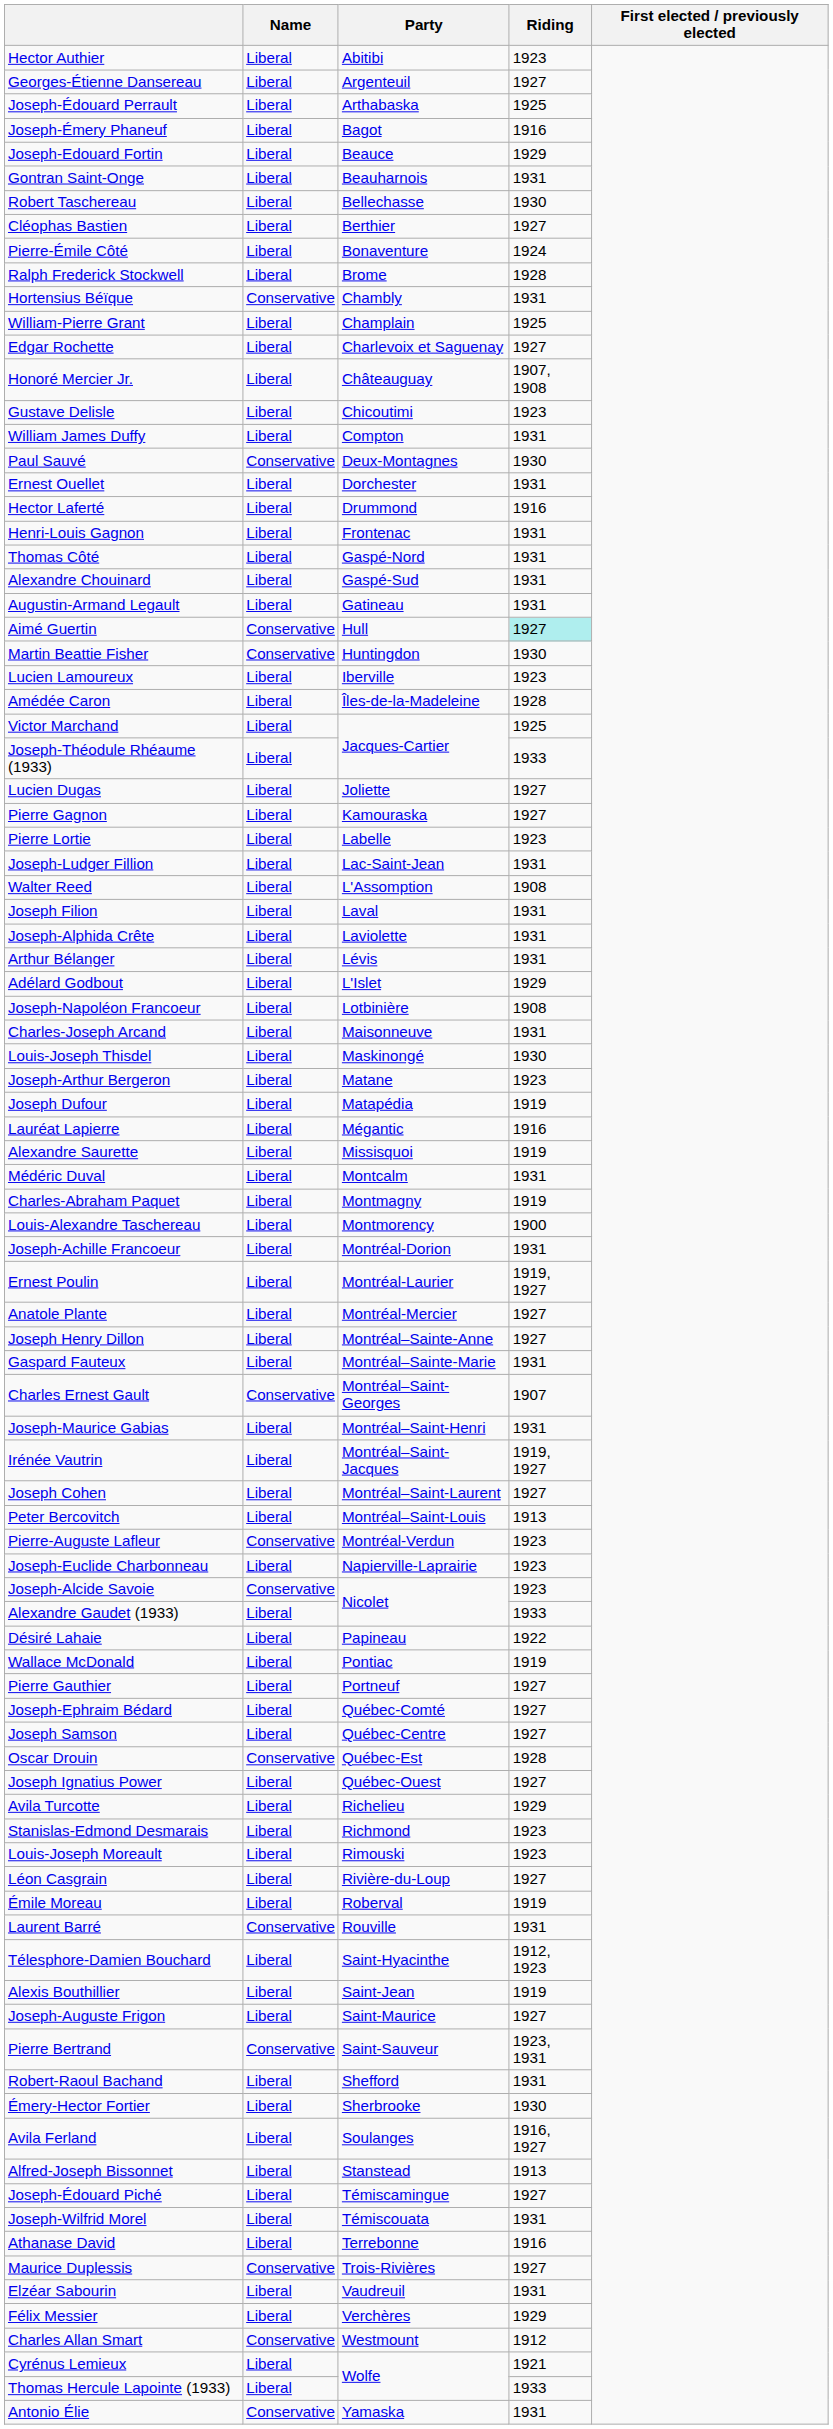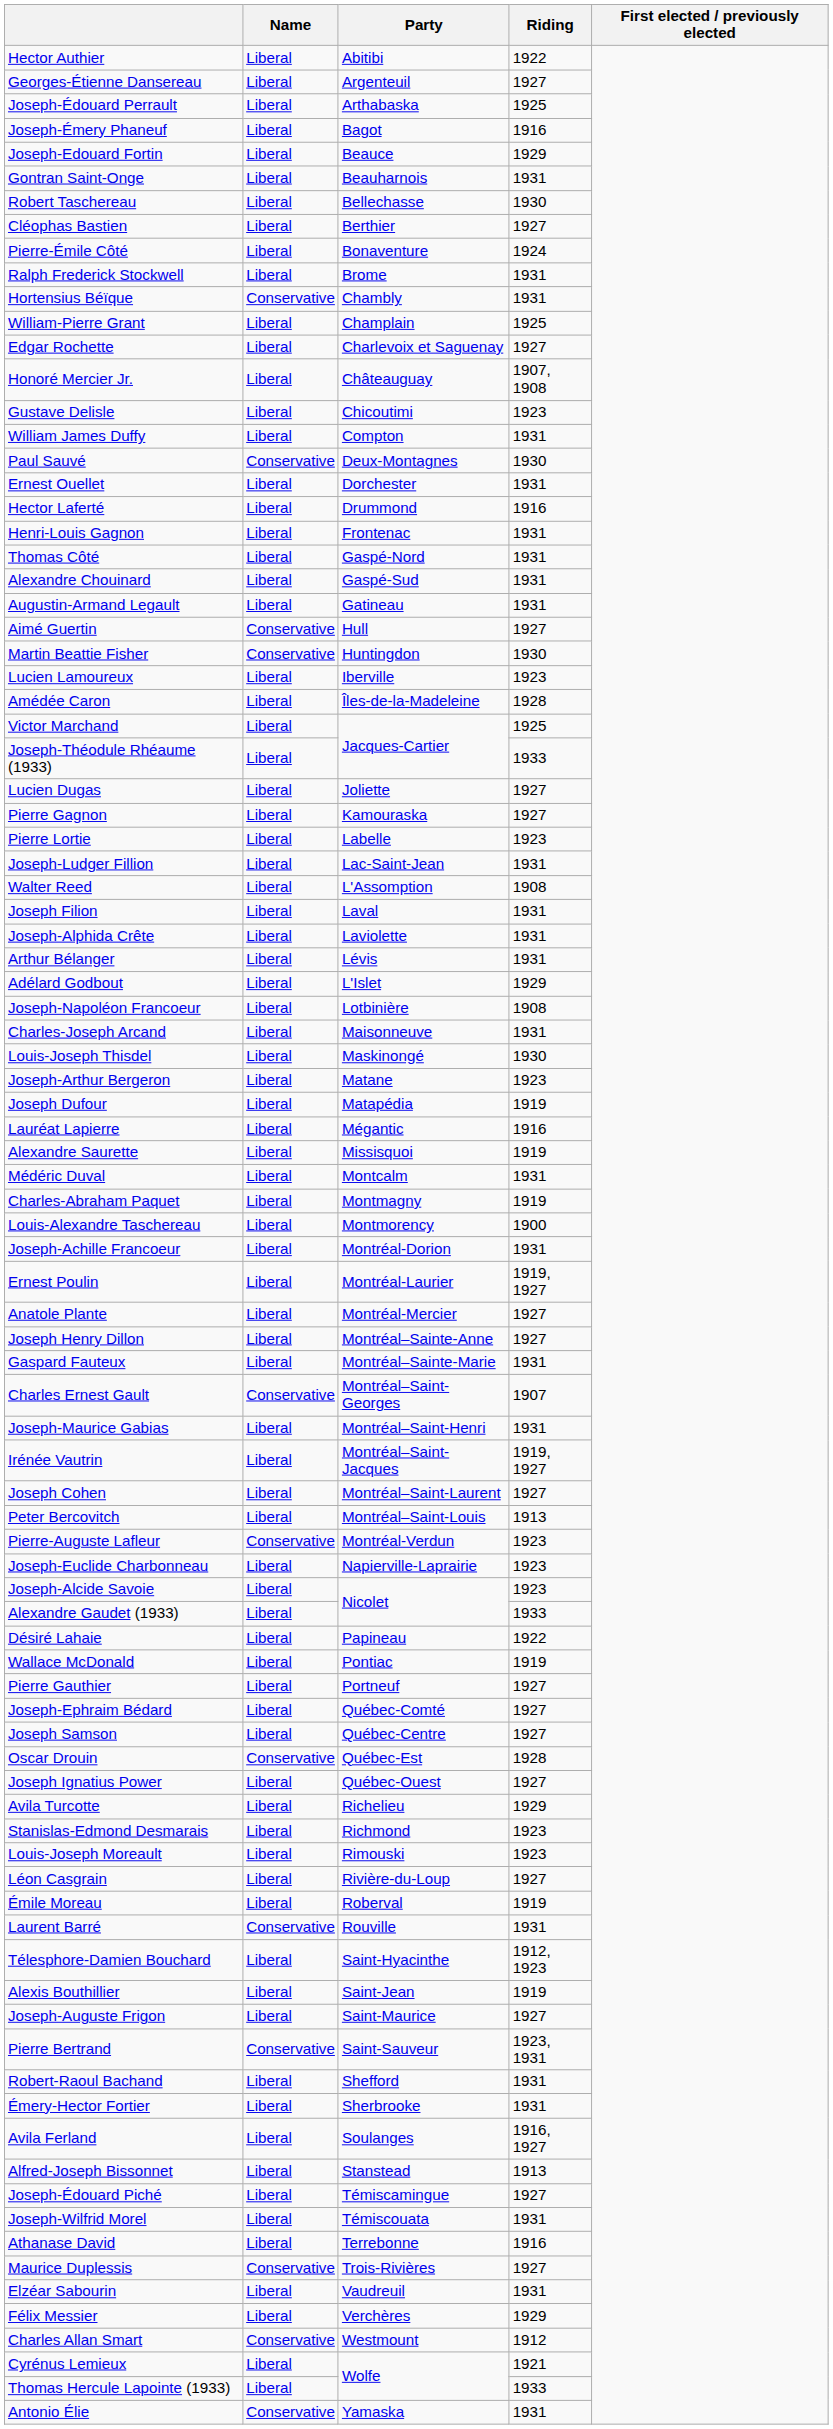(530, 57) 1923 -> (530, 57) 1922
(530, 274) 1928 -> (530, 274) 1931
(530, 629) paleturquoise background -> (530, 629) no background
(291, 1589) Conservative -> (269, 1589) Liberal
(530, 2105) 1930 -> (530, 2105) 1931
